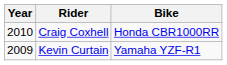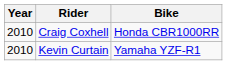(20, 50) 2009 -> (20, 50) 2010
